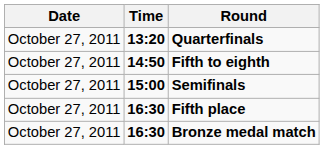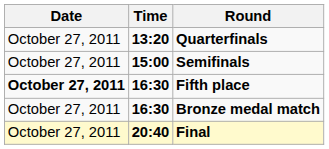- row: (221, 62)
(64, 109) normal -> (66, 86) bold
+ row: (193, 132)
